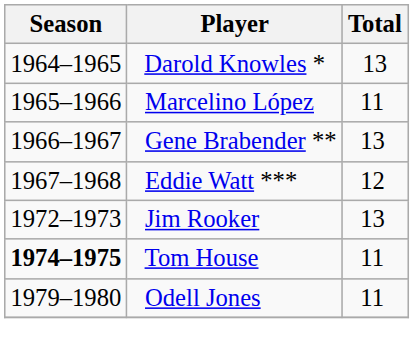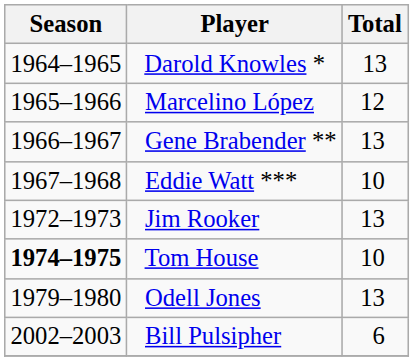(366, 102) 11 -> (366, 102) 12
(366, 180) 12 -> (366, 180) 10
(366, 258) 11 -> (366, 258) 10
(366, 297) 11 -> (366, 297) 13
+ row: (207, 336)
